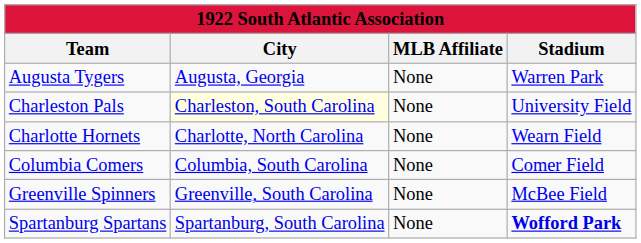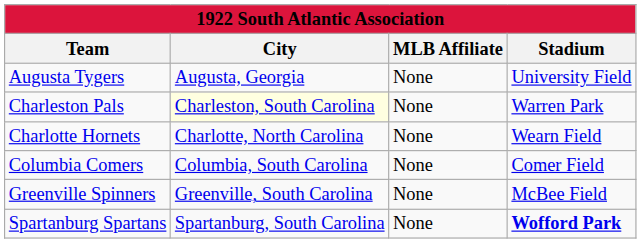(557, 77) Warren Park -> (571, 77) University Field
(571, 106) University Field -> (557, 106) Warren Park
